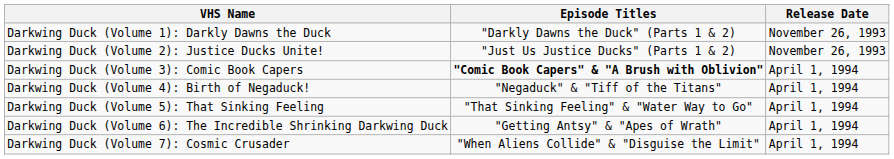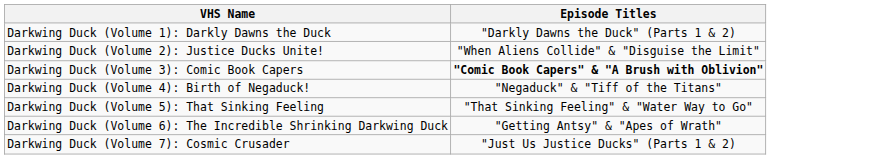- column: (827, 14)
(608, 51) "Just Us Justice Ducks" (Parts 1 & 2) -> (608, 51) "When Aliens Collide" & "Disguise the Limit"
(608, 144) "When Aliens Collide" & "Disguise the Limit" -> (608, 144) "Just Us Justice Ducks" (Parts 1 & 2)
